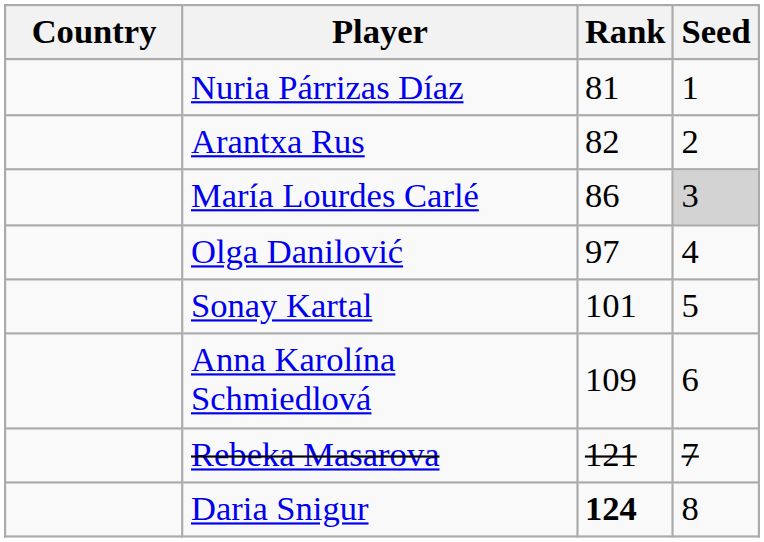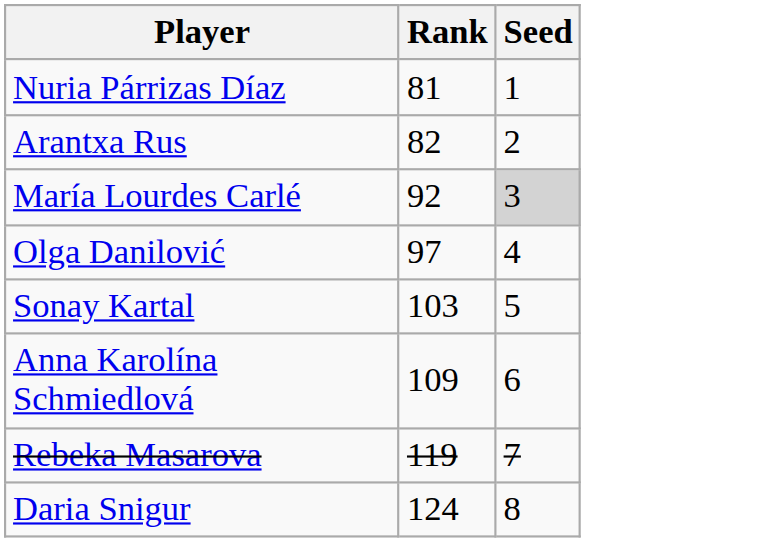- column: (94, 31)
(602, 196) 86 -> (424, 196) 92
(611, 305) 101 -> (433, 305) 103
(611, 454) 121 -> (432, 454) 119
(611, 509) bold -> (433, 509) normal
